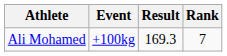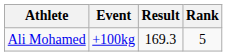(202, 39) 7 -> (202, 39) 5
